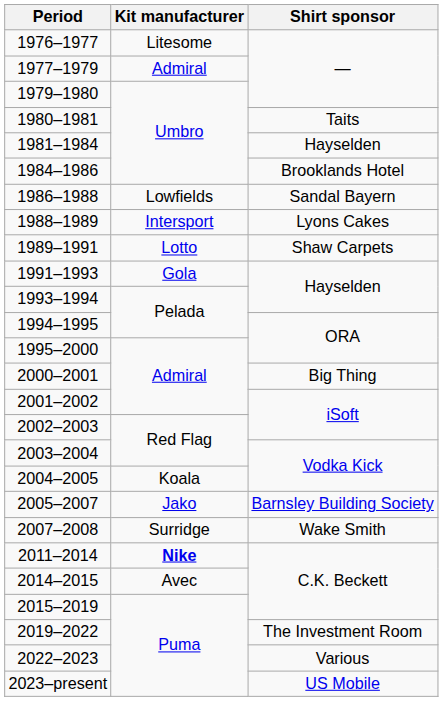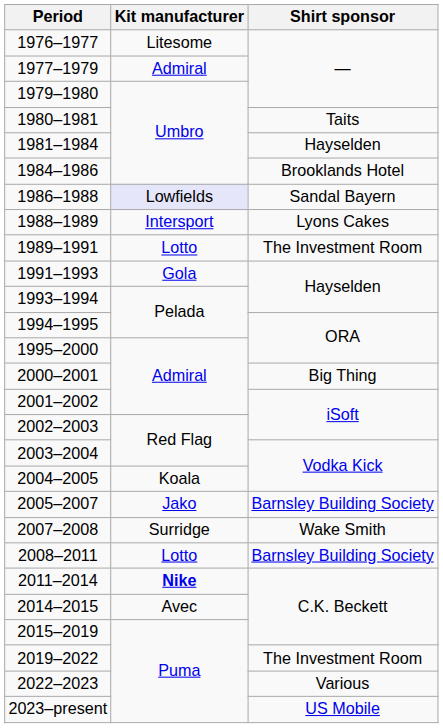(179, 196) no background -> (179, 196) lavender background
(343, 247) Shaw Carpets -> (343, 247) The Investment Room
+ row: (58, 555)
